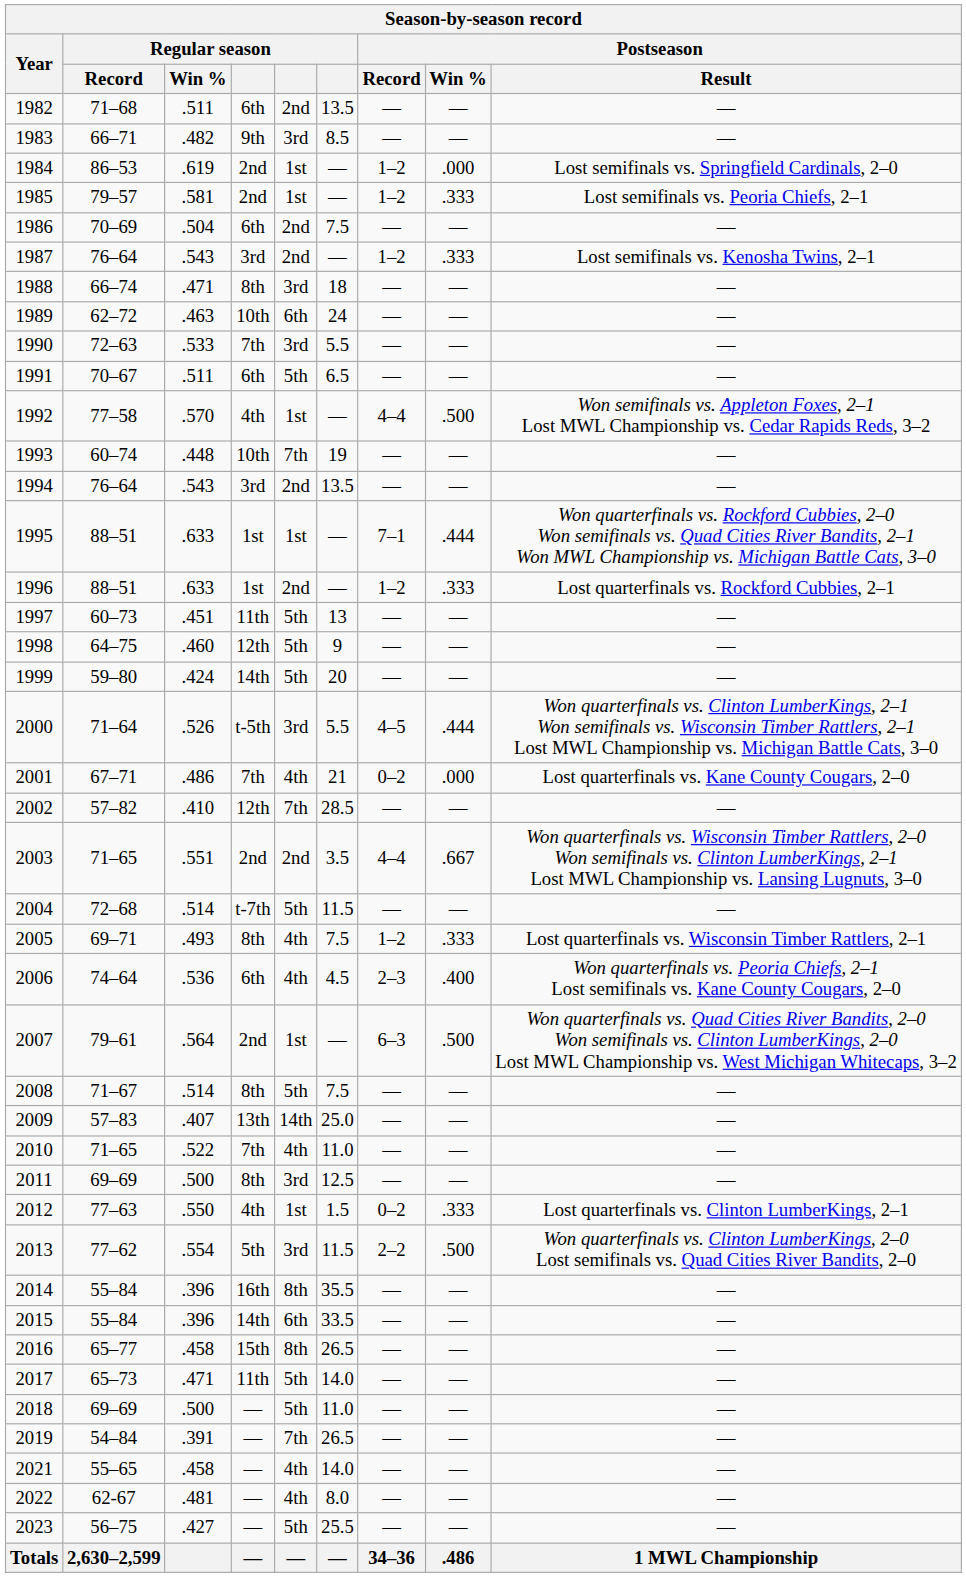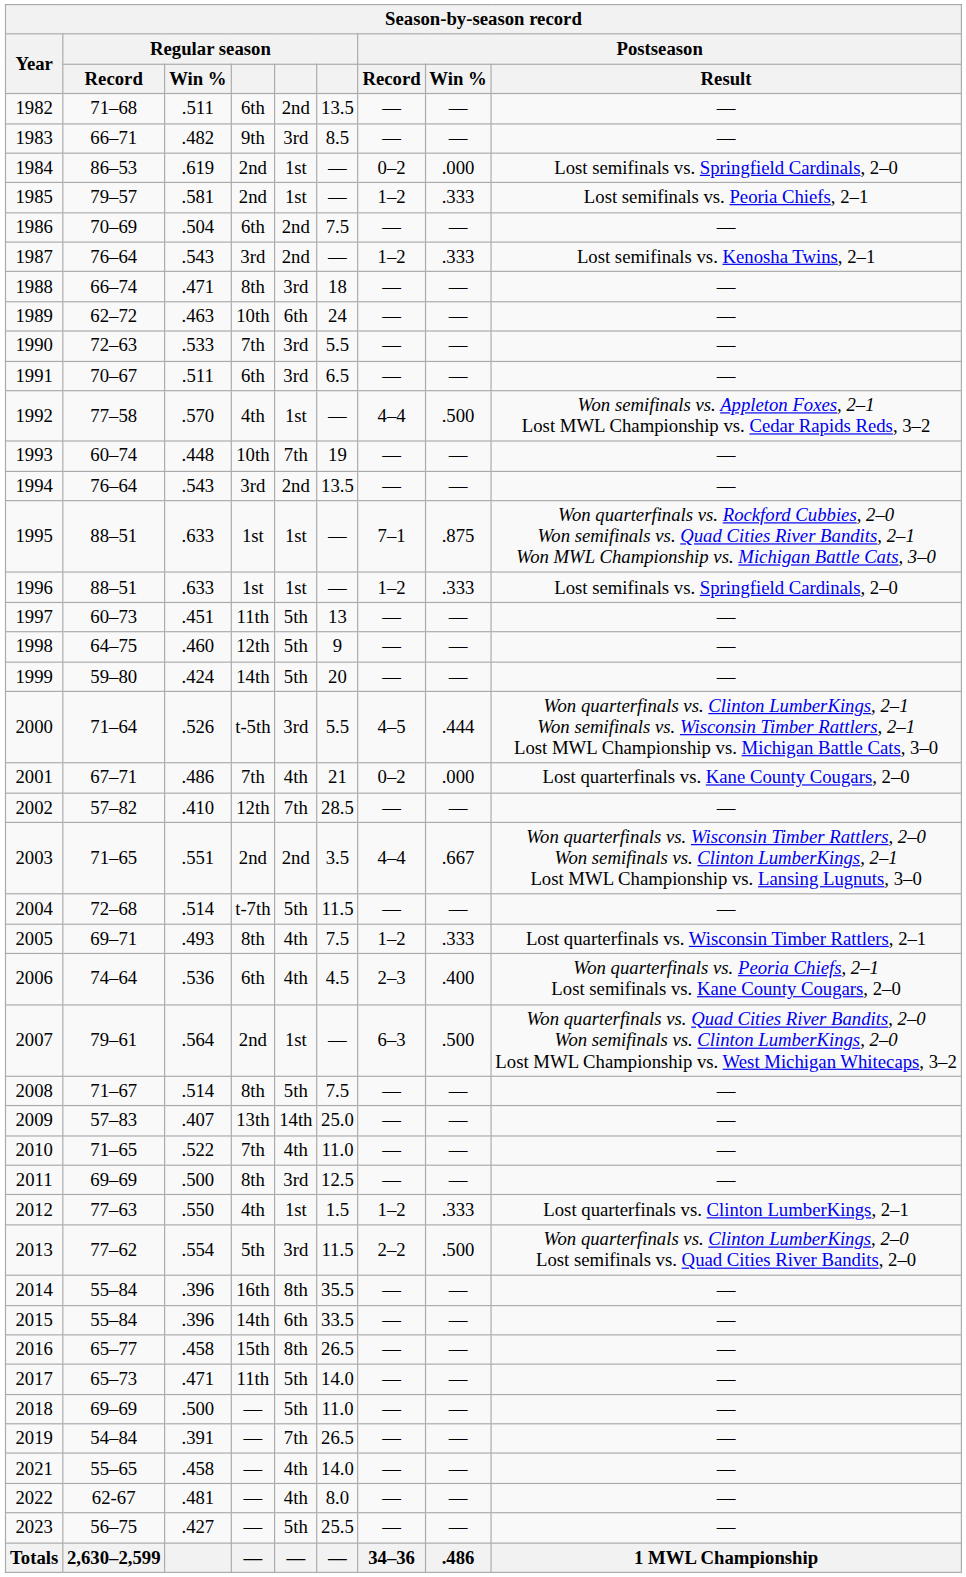(392, 167) 1–2 -> (392, 167) 0–2
(296, 375) 5th -> (296, 375) 3rd
(458, 536) .444 -> (458, 536) .875
(296, 587) 2nd -> (296, 587) 1st
(726, 587) Lost quarterfinals vs. Rockford Cubbies, 2–1 -> (726, 587) Lost semifinals vs. Springfield Cardinals, 2–0
(392, 1209) 0–2 -> (392, 1209) 1–2
